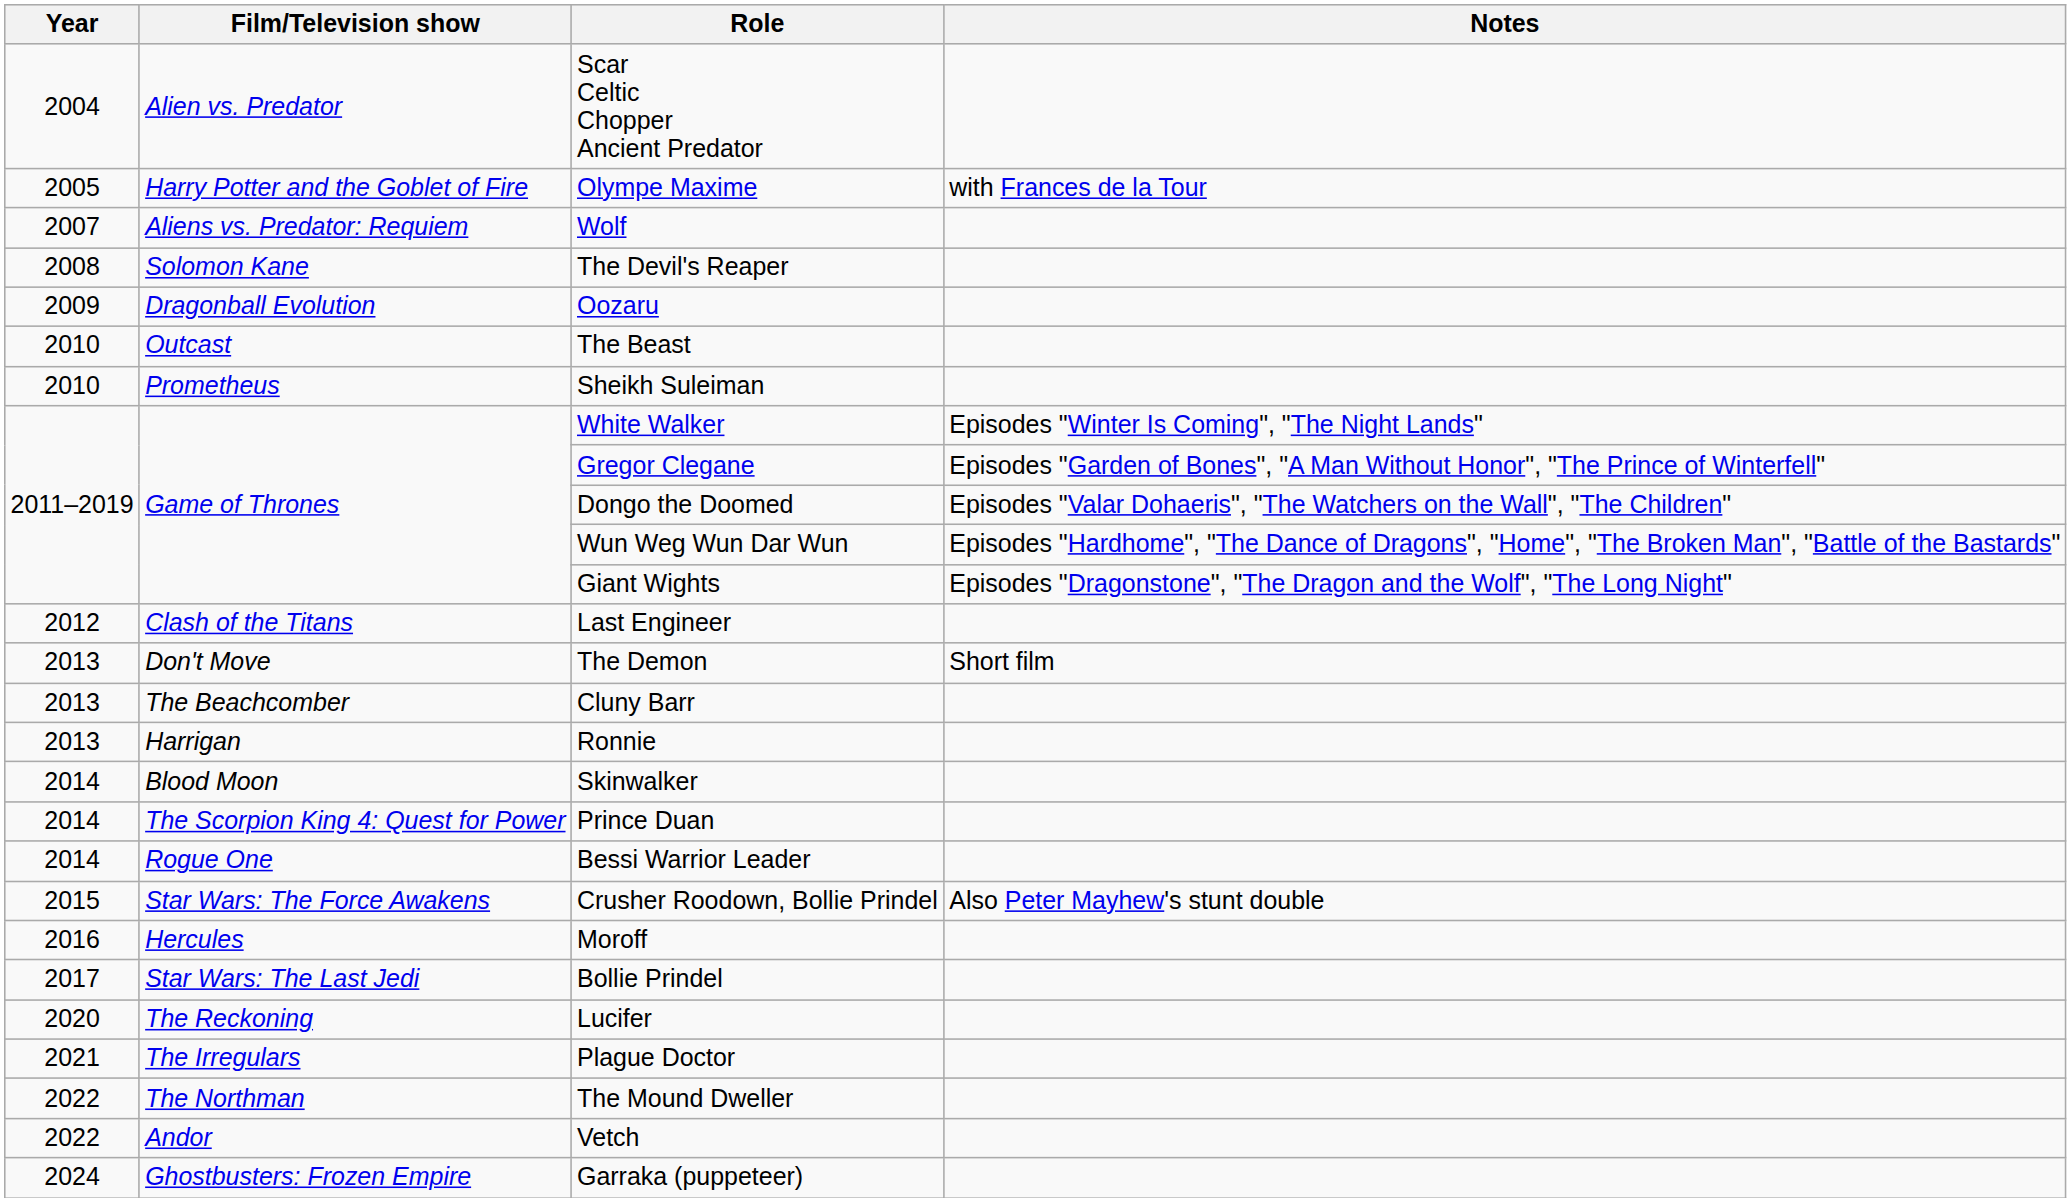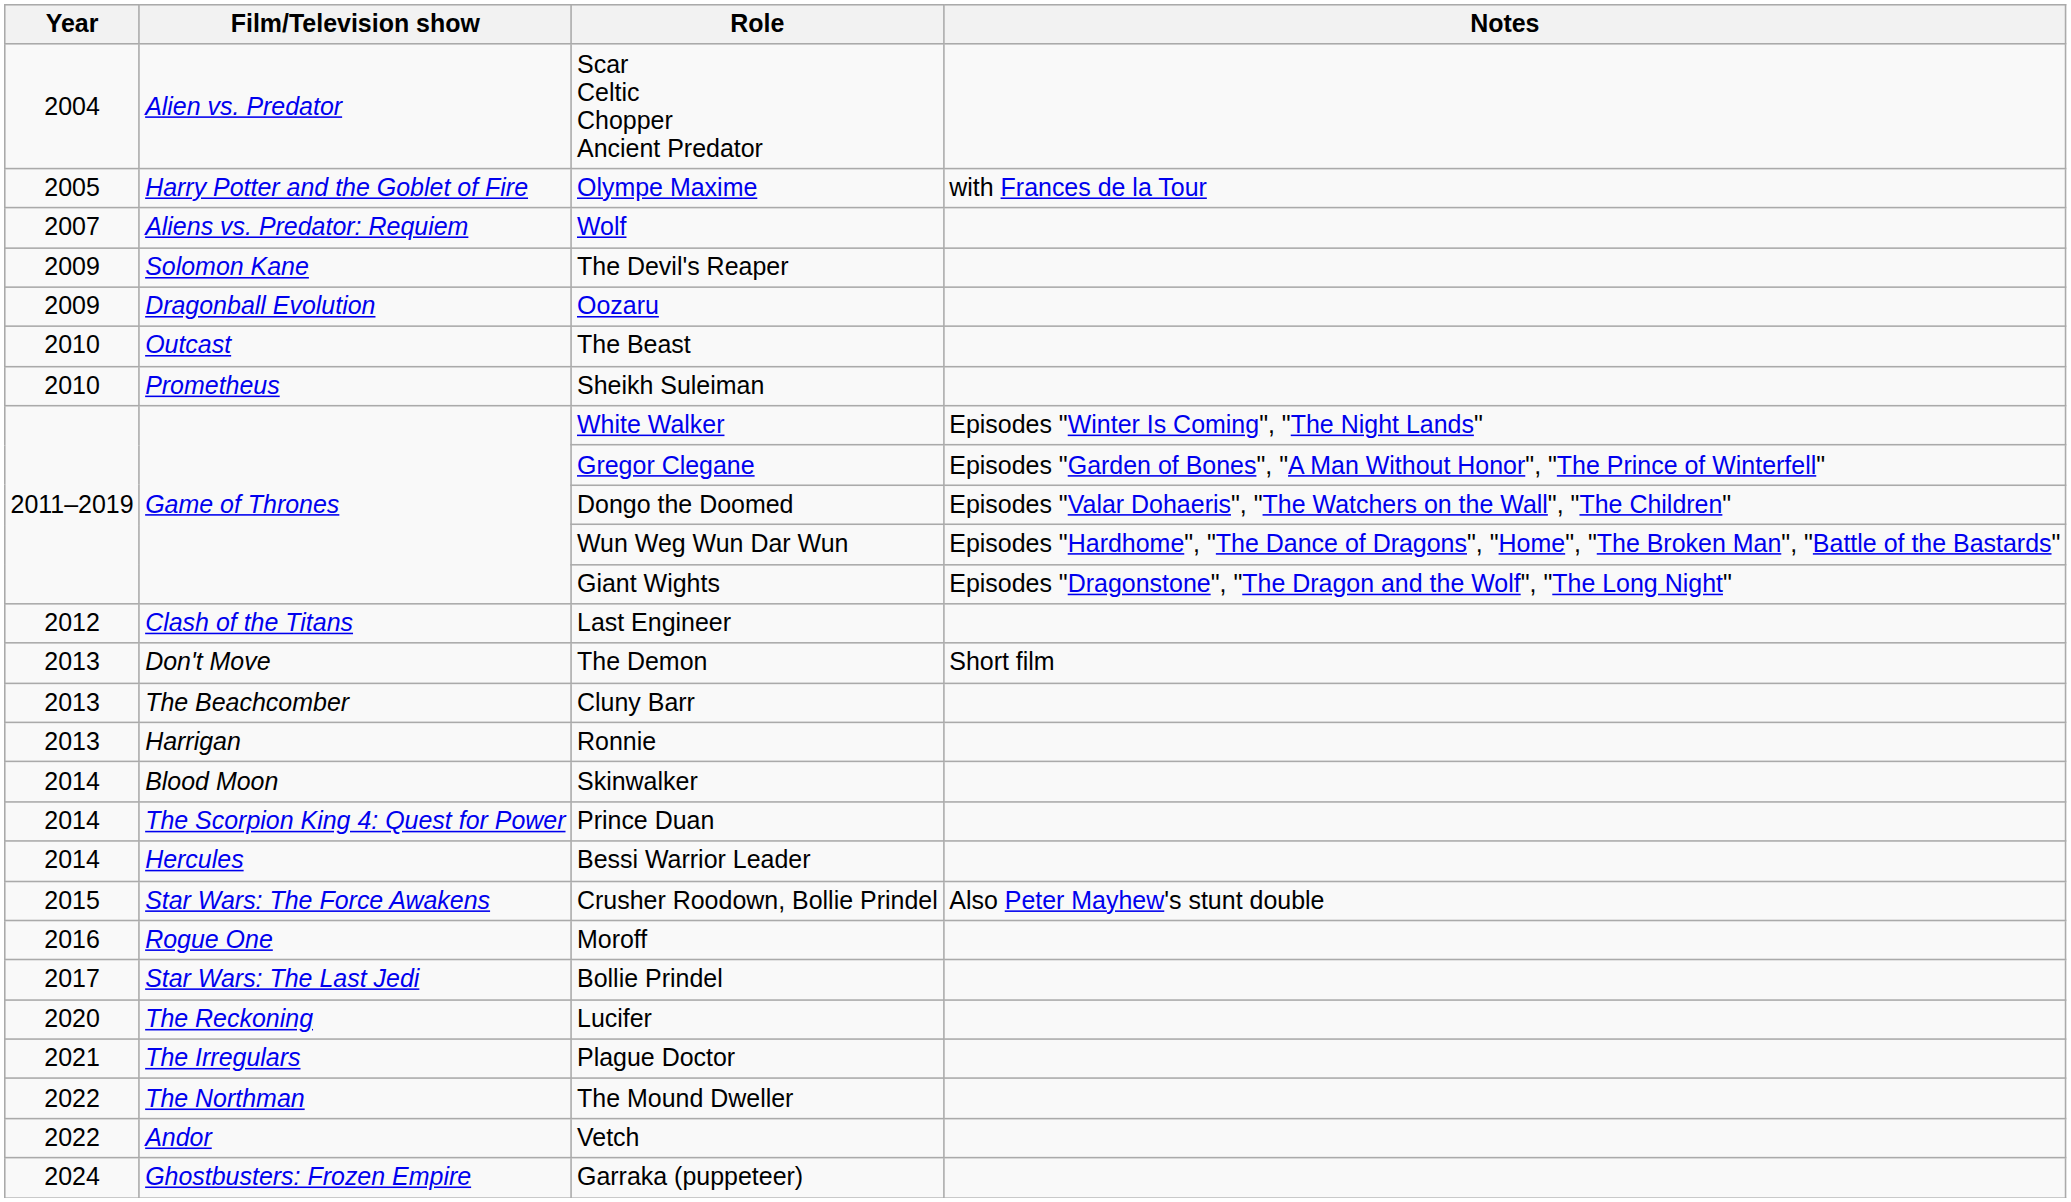(72, 266) 2008 -> (72, 266) 2009
(209, 860) Rogue One -> (194, 860) Hercules
(194, 939) Hercules -> (209, 939) Rogue One
